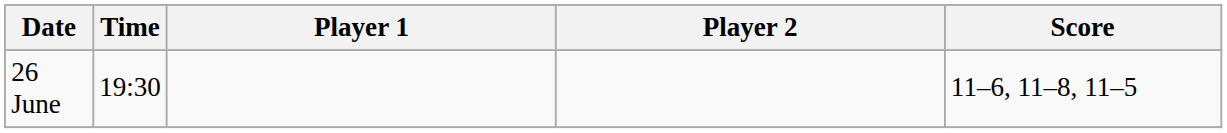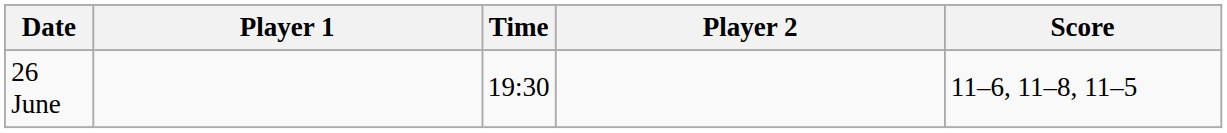columns swapped: (130, 27) <-> (361, 27)
